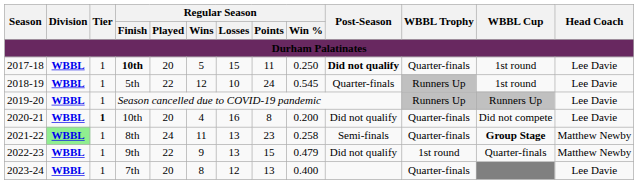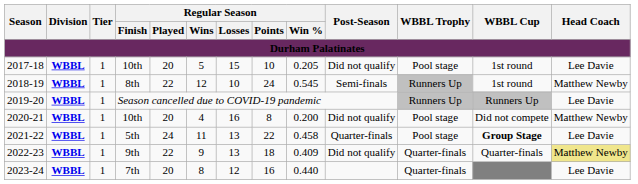(132, 65) bold -> (132, 65) normal
(269, 65) 11 -> (269, 65) 10
(306, 65) 0.250 -> (306, 65) 0.205
(363, 65) bold -> (362, 65) normal
(439, 65) Quarter-finals -> (435, 65) Pool stage
(132, 83) 5th -> (132, 83) 8th
(363, 83) Quarter-finals -> (362, 83) Semi-finals
(594, 83) Lee Davie -> (591, 83) Matthew Newby
(103, 118) bold -> (103, 118) normal
(439, 118) Quarter-finals -> (435, 118) Pool stage
(594, 118) Lee Davie -> (591, 118) Matthew Newby
(68, 135) lightgreen background -> (68, 135) no background
(132, 135) 8th -> (132, 135) 5th
(269, 135) 23 -> (269, 135) 22
(306, 135) 0.258 -> (306, 135) 0.458
(363, 135) Semi-finals -> (362, 135) Quarter-finals
(439, 135) Quarter-finals -> (435, 135) Pool stage
(594, 135) Matthew Newby -> (591, 135) Lee Davie
(269, 153) 15 -> (269, 153) 18
(306, 153) 0.479 -> (306, 153) 0.409
(439, 153) 1st round -> (435, 153) Quarter-finals
(594, 153) no background -> (591, 153) khaki background
(269, 170) 13 -> (269, 170) 16
(306, 170) 0.400 -> (306, 170) 0.440
